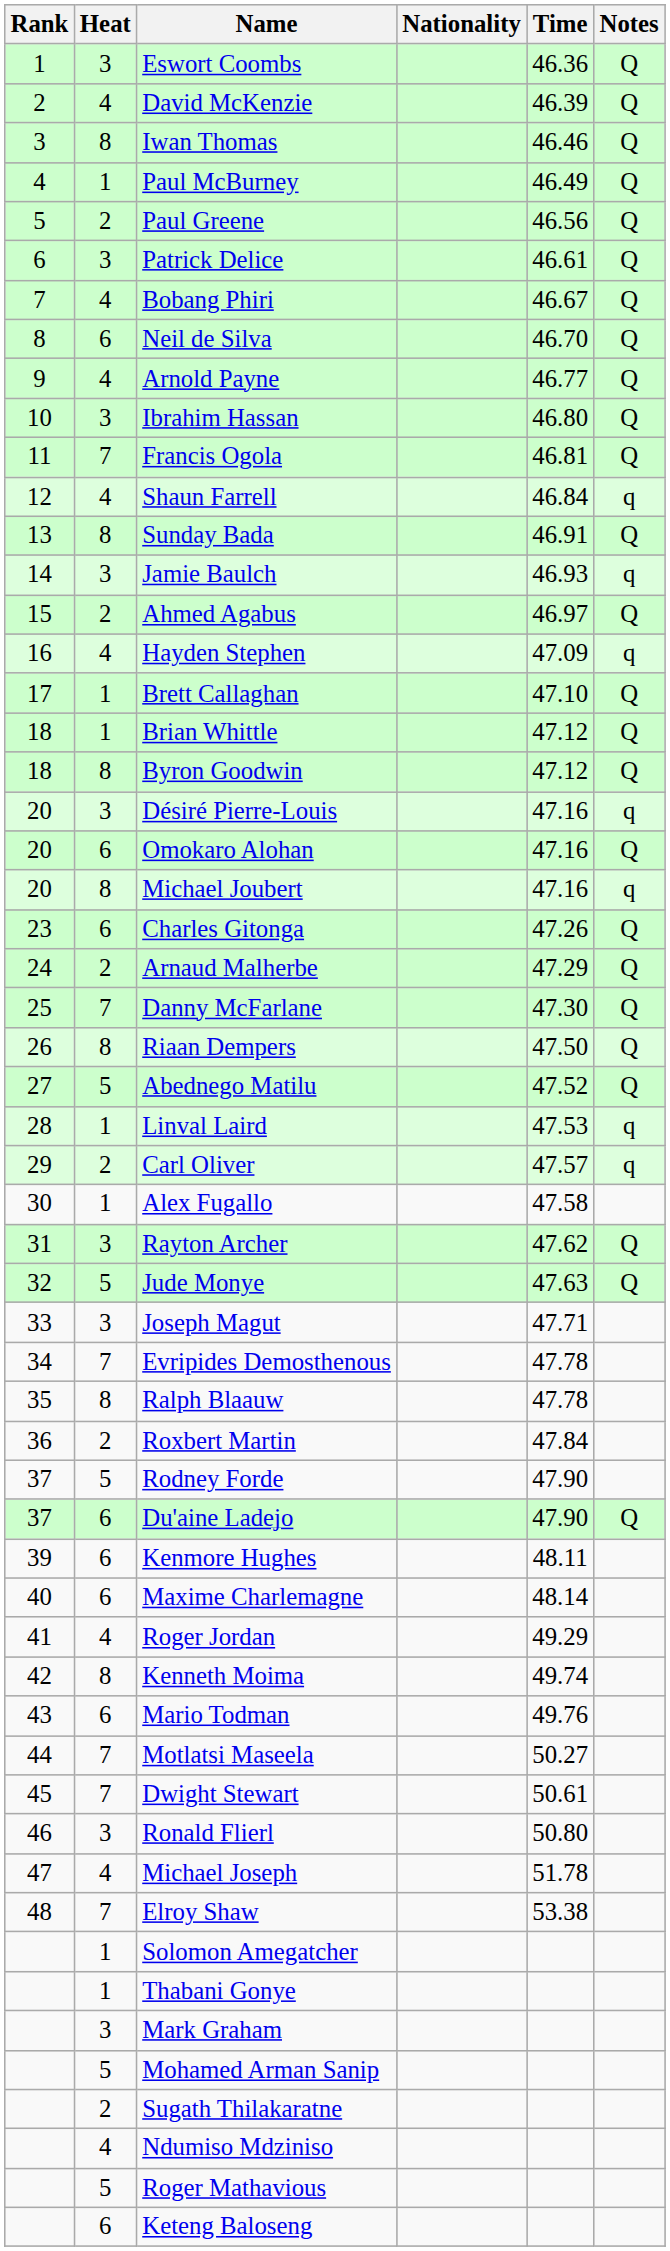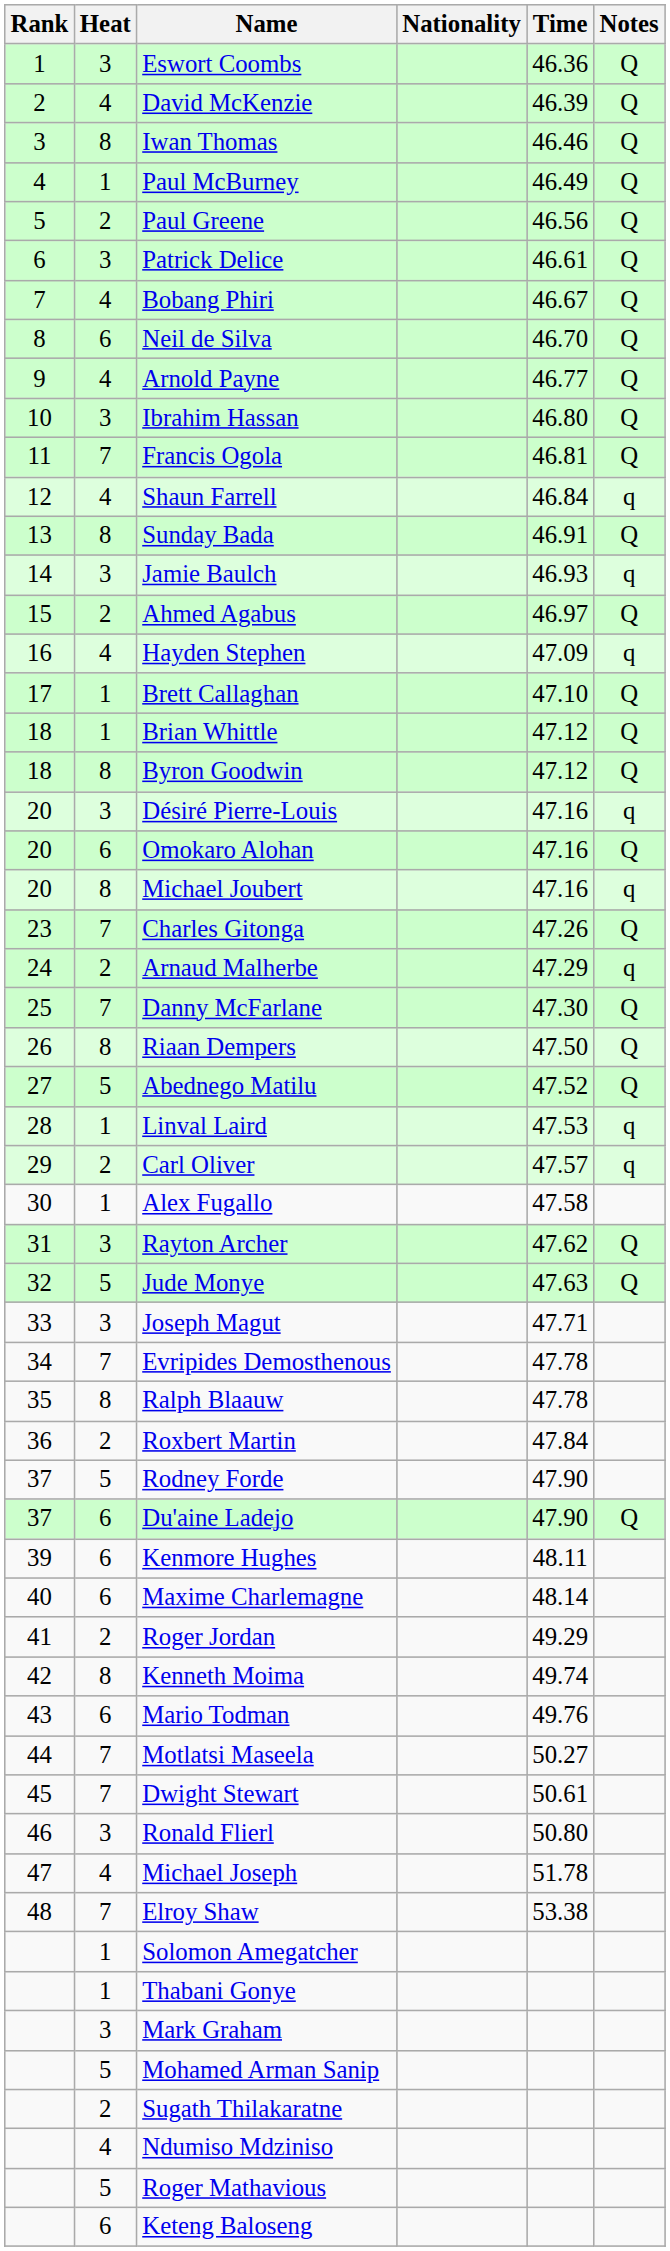(105, 928) 6 -> (105, 928) 7
(629, 968) Q -> (629, 968) q
(105, 1636) 4 -> (105, 1636) 2
